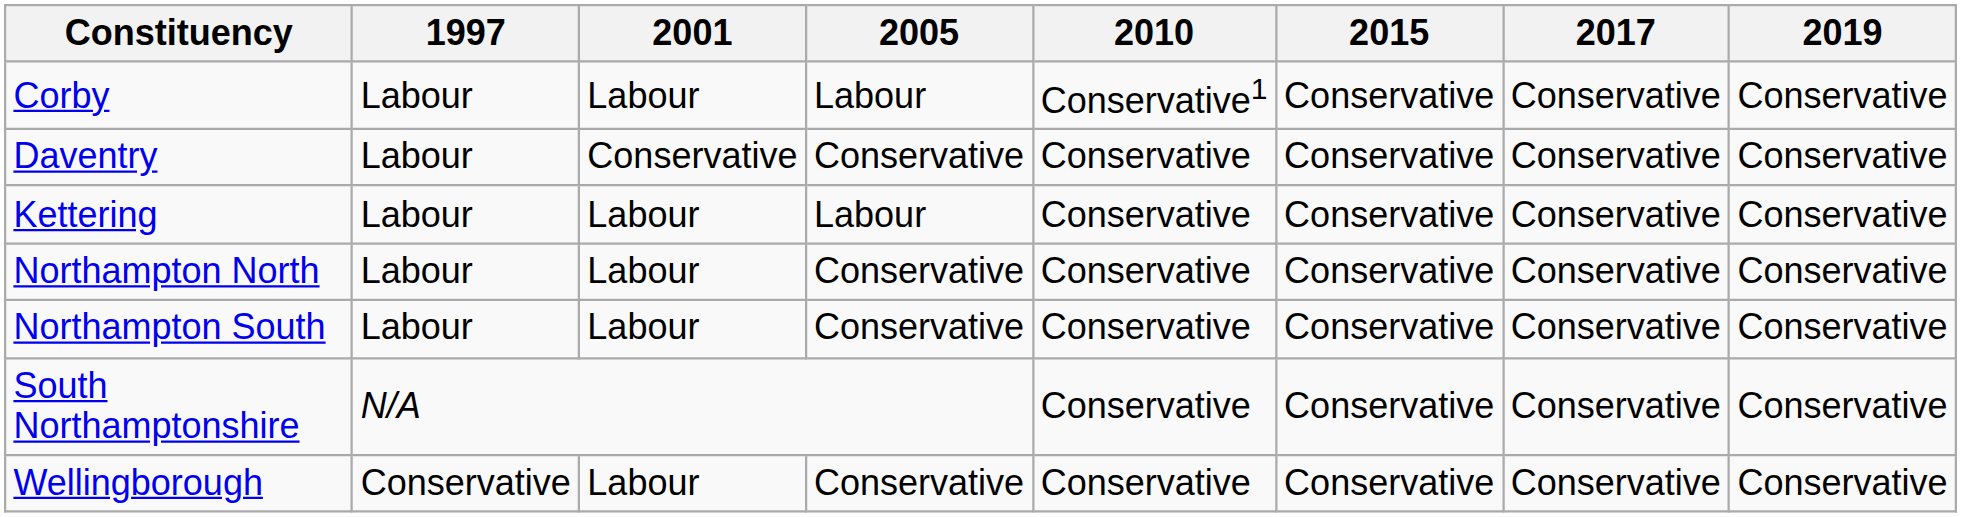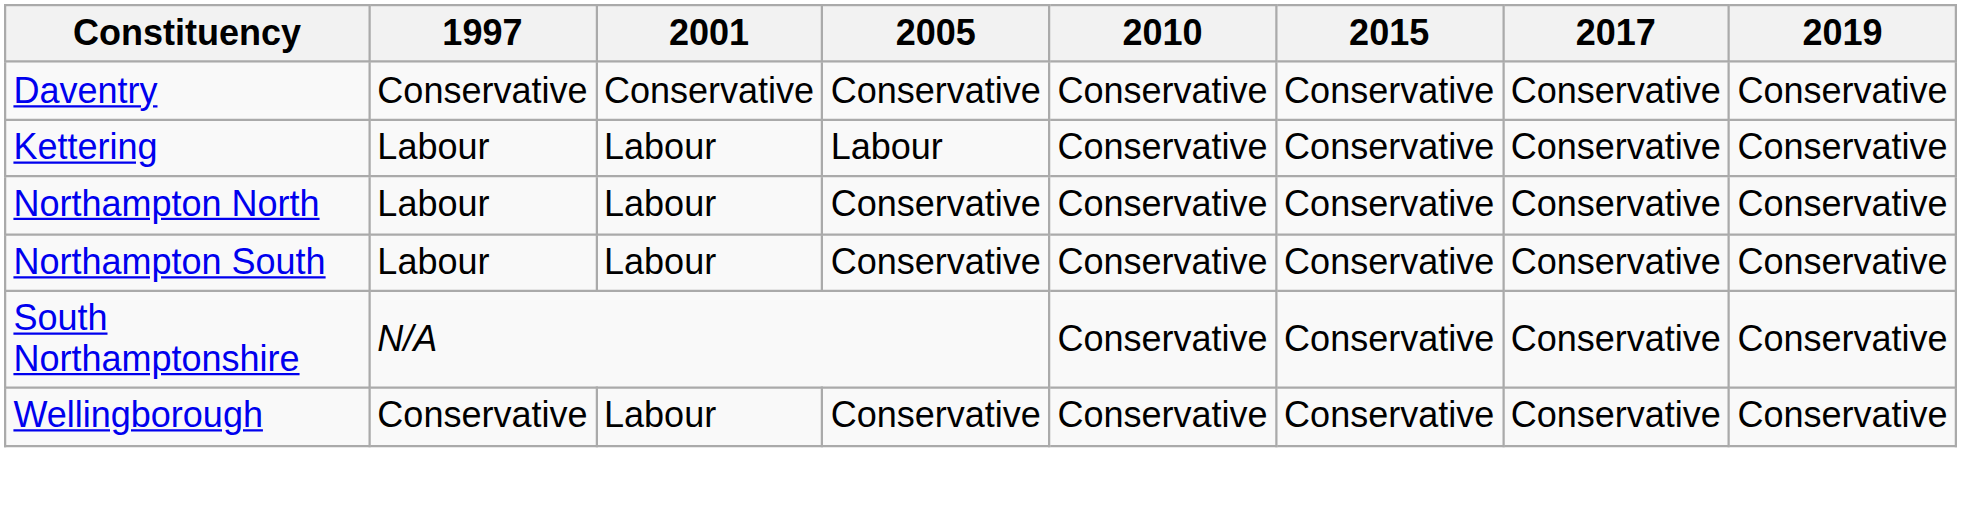- row: (61, 94)
(417, 156) Labour -> (482, 90) Conservative
